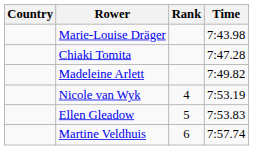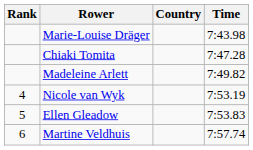columns swapped: (186, 14) <-> (30, 14)
